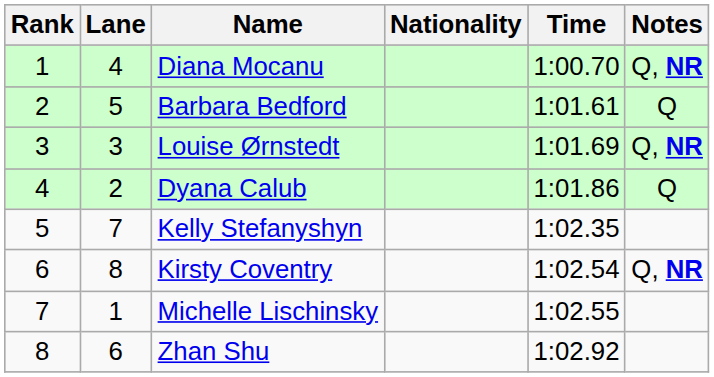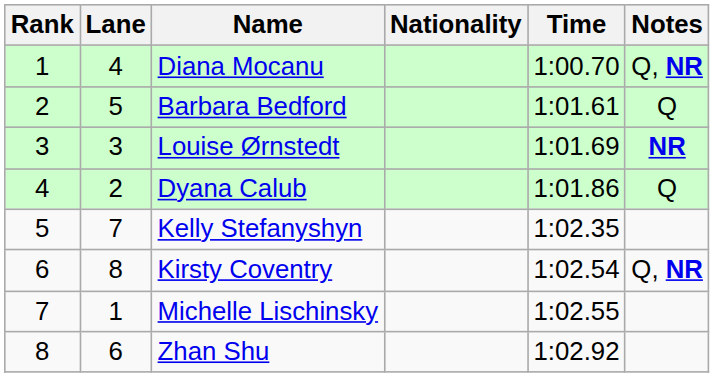(667, 147) Q, NR -> (667, 147) NR
